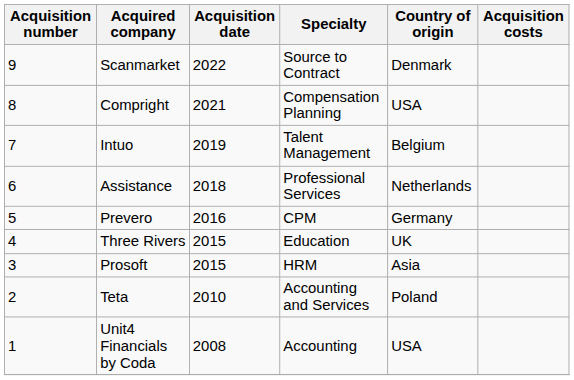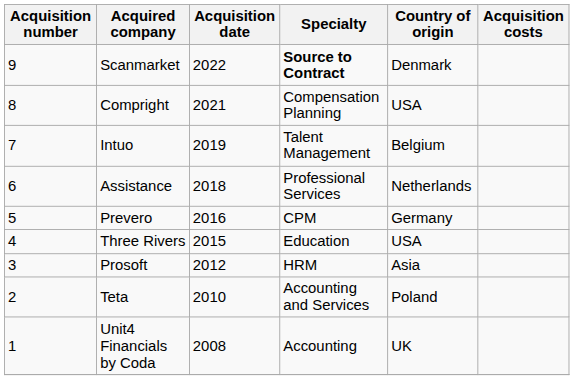(315, 65) normal -> (318, 65) bold
(402, 241) UK -> (406, 241) USA
(209, 265) 2015 -> (209, 265) 2012
(406, 345) USA -> (402, 345) UK
